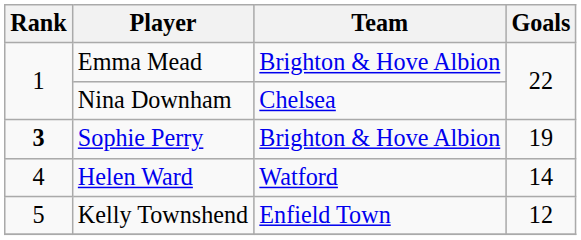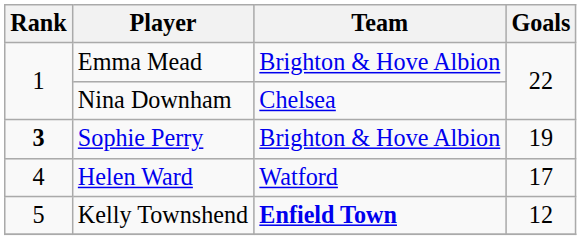(541, 176) 14 -> (541, 176) 17
(325, 215) normal -> (328, 215) bold
